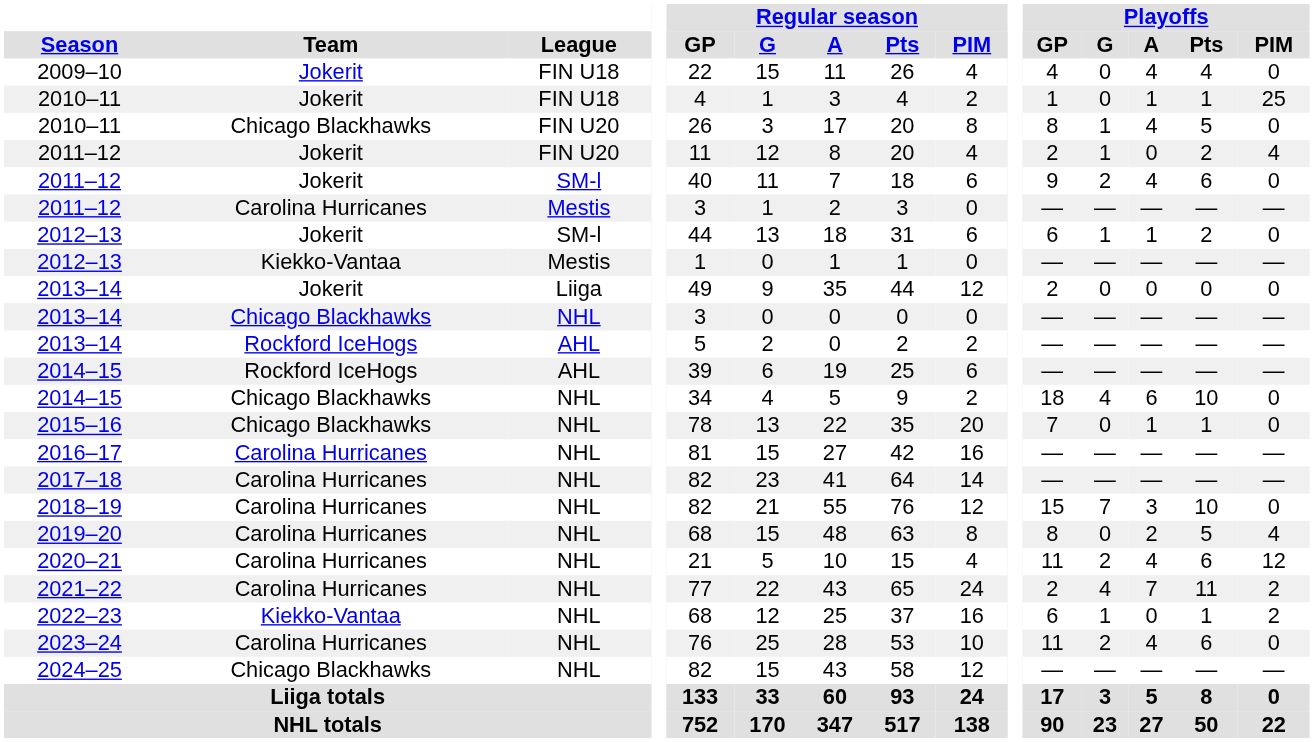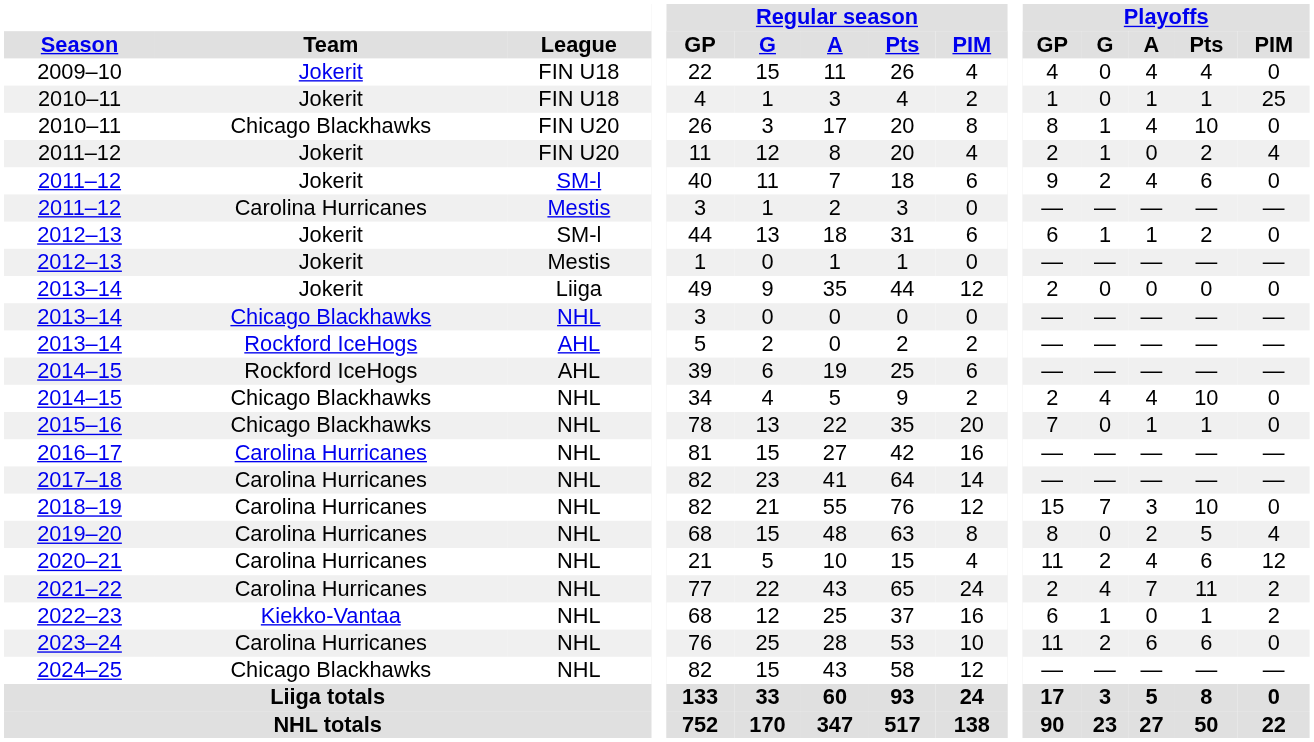(1206, 126) 5 -> (1206, 126) 10
(331, 262) Kiekko-Vantaa -> (331, 262) Jokerit
(1052, 398) 18 -> (1052, 398) 2
(1151, 398) 6 -> (1151, 398) 4
(1151, 643) 4 -> (1151, 643) 6
